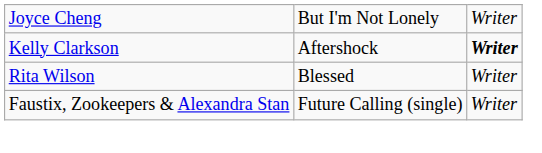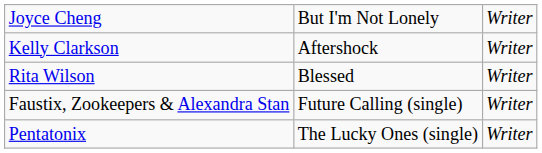(494, 47) bold -> (509, 47) normal
+ row: (47, 133)
